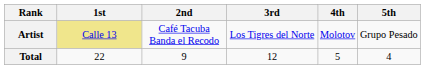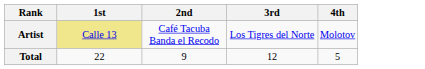- column: (389, 12)
